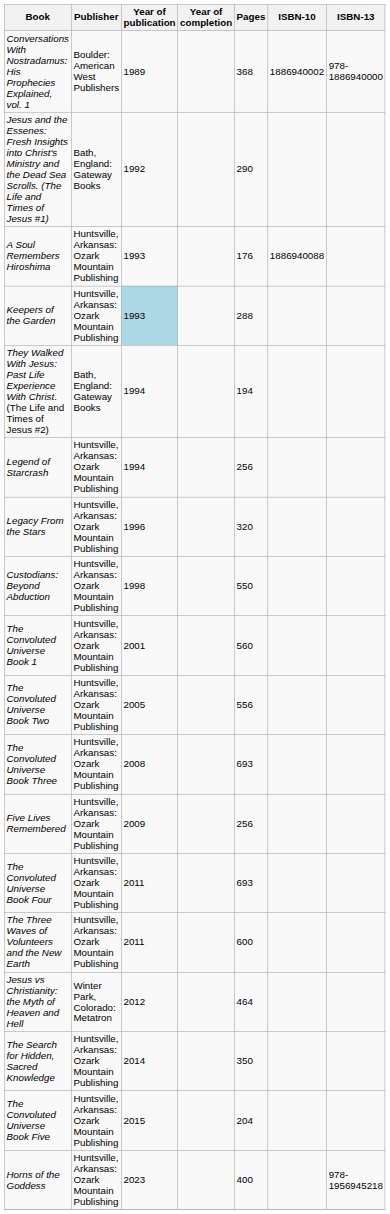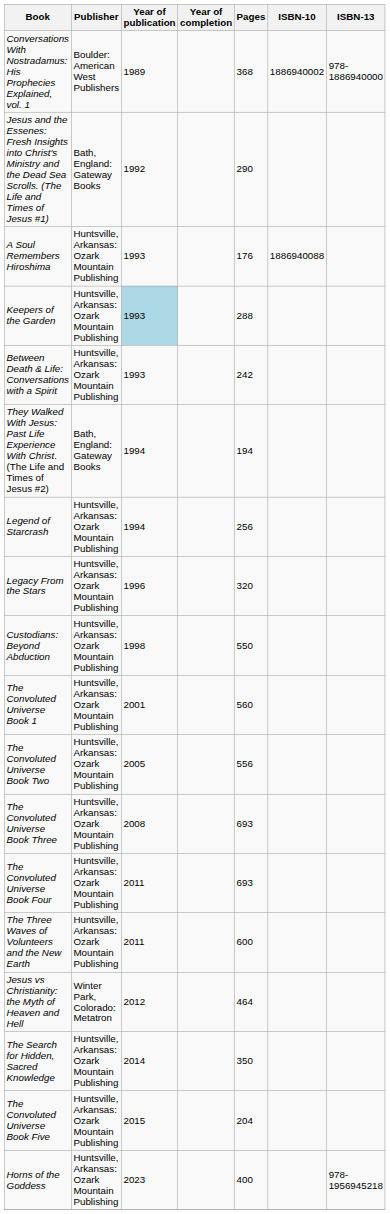+ row: (38, 375)
- row: (36, 823)
